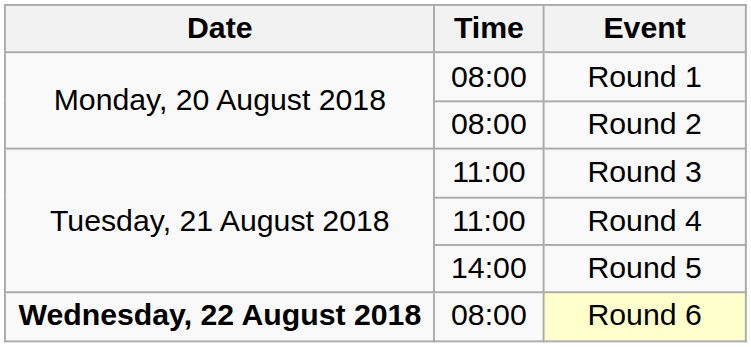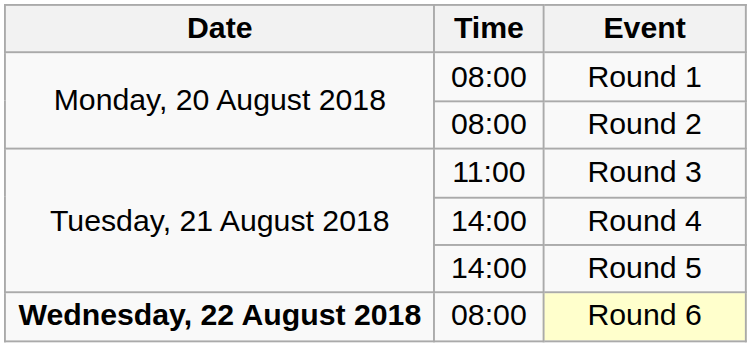(489, 220) 11:00 -> (489, 220) 14:00
